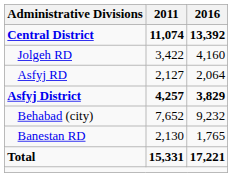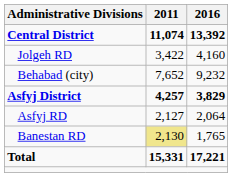rows swapped: (55, 116) <-> (42, 75)
(170, 136) no background -> (170, 136) khaki background
